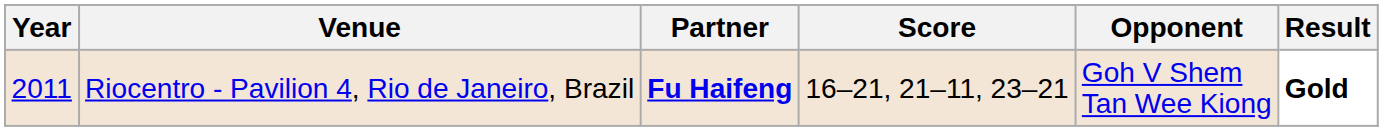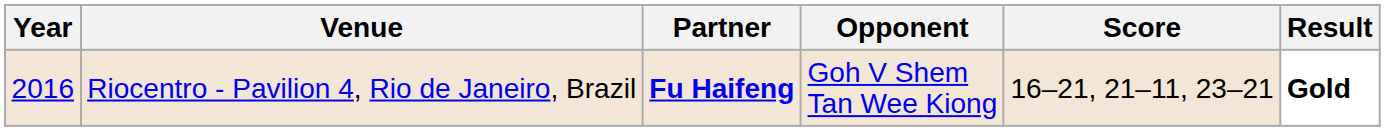columns swapped: (1177, 28) <-> (937, 28)
(42, 88) 2011 -> (43, 88) 2016
